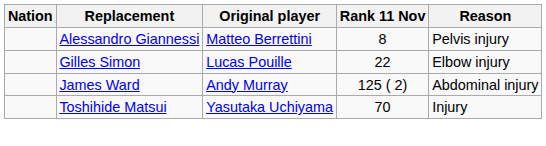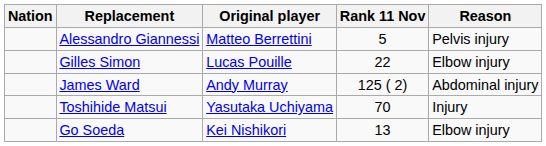(383, 39) 8 -> (383, 39) 5
+ row: (92, 130)
